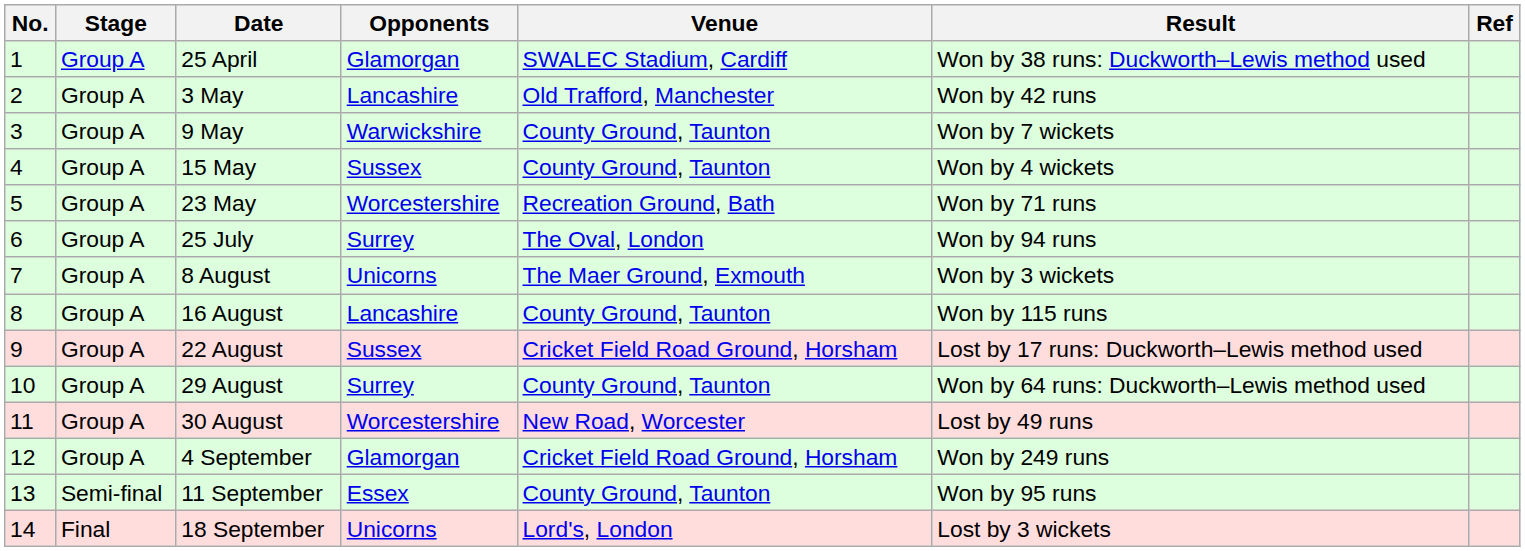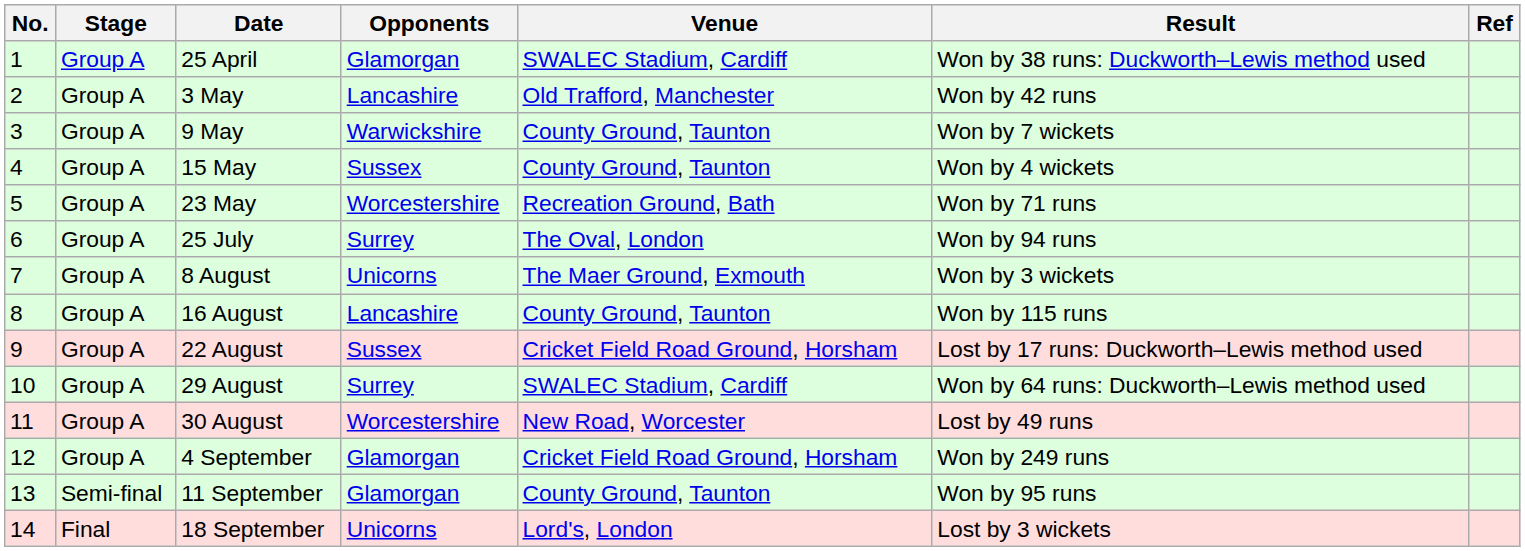(646, 384) County Ground, Taunton -> (655, 384) SWALEC Stadium, Cardiff
(378, 492) Essex -> (403, 492) Glamorgan
